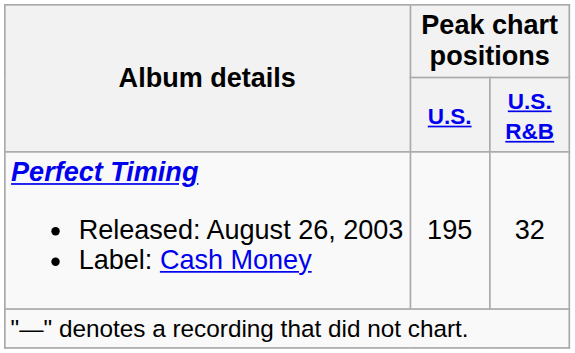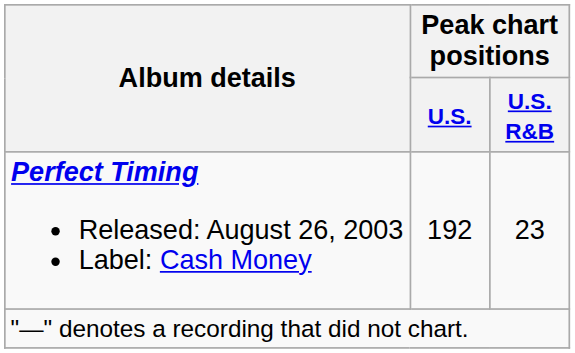(450, 230) 195 -> (450, 230) 192
(530, 230) 32 -> (530, 230) 23
